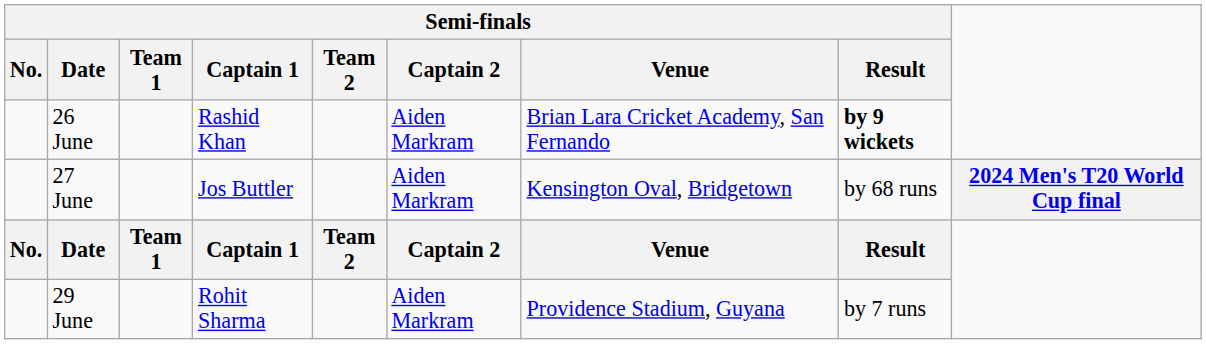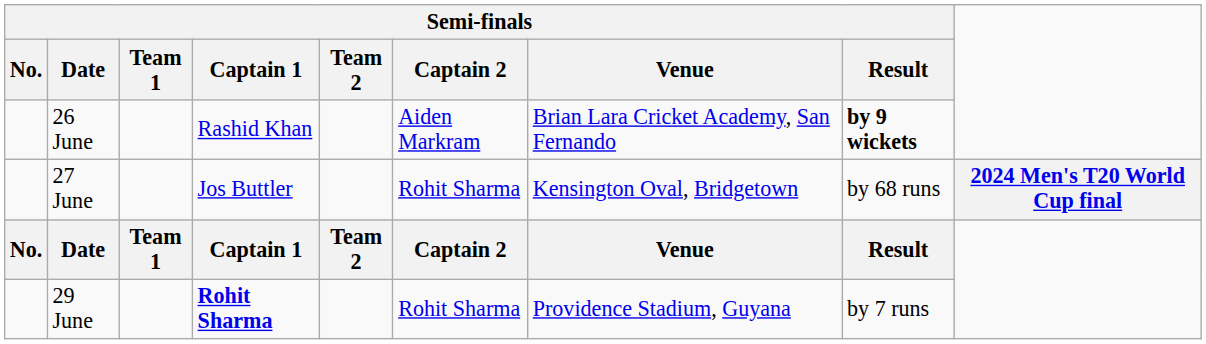(432, 189) Aiden Markram -> (459, 189) Rohit Sharma
(232, 308) normal -> (235, 308) bold
(432, 308) Aiden Markram -> (459, 308) Rohit Sharma
